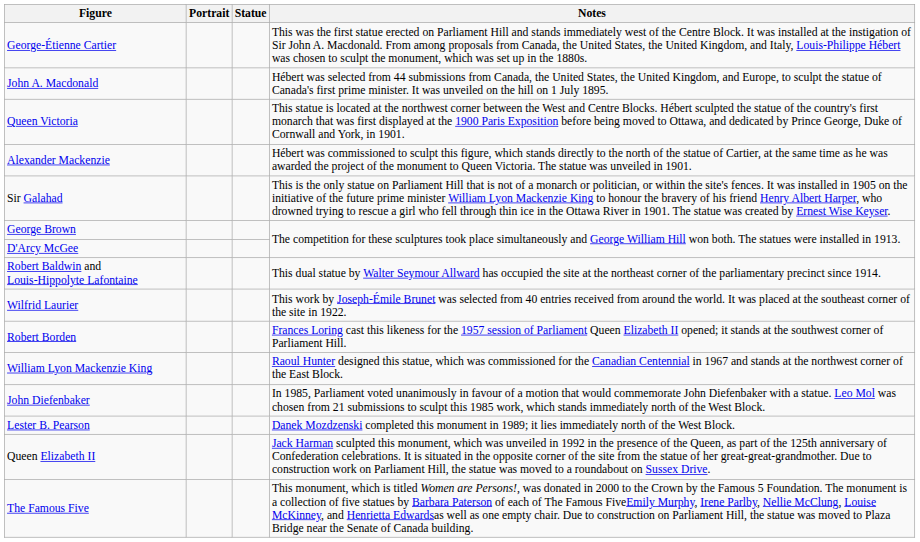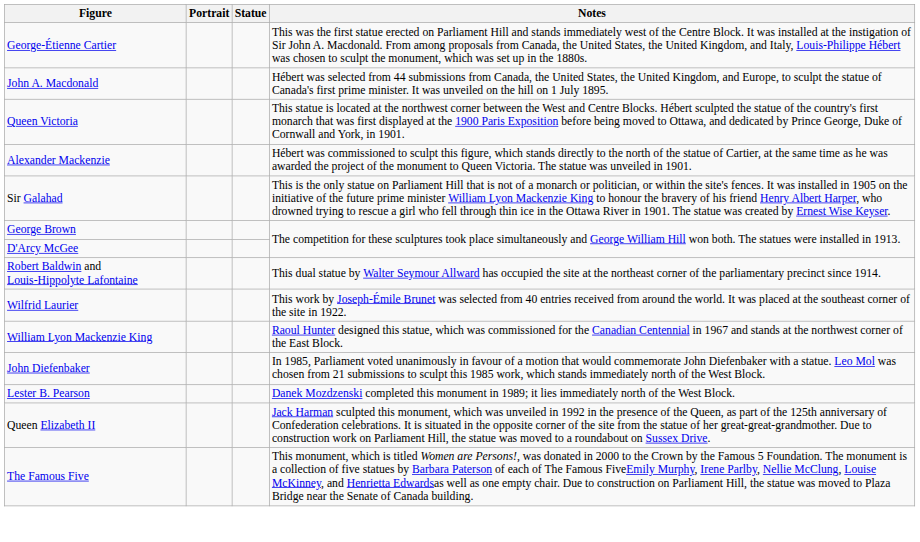- row: (42, 336)
